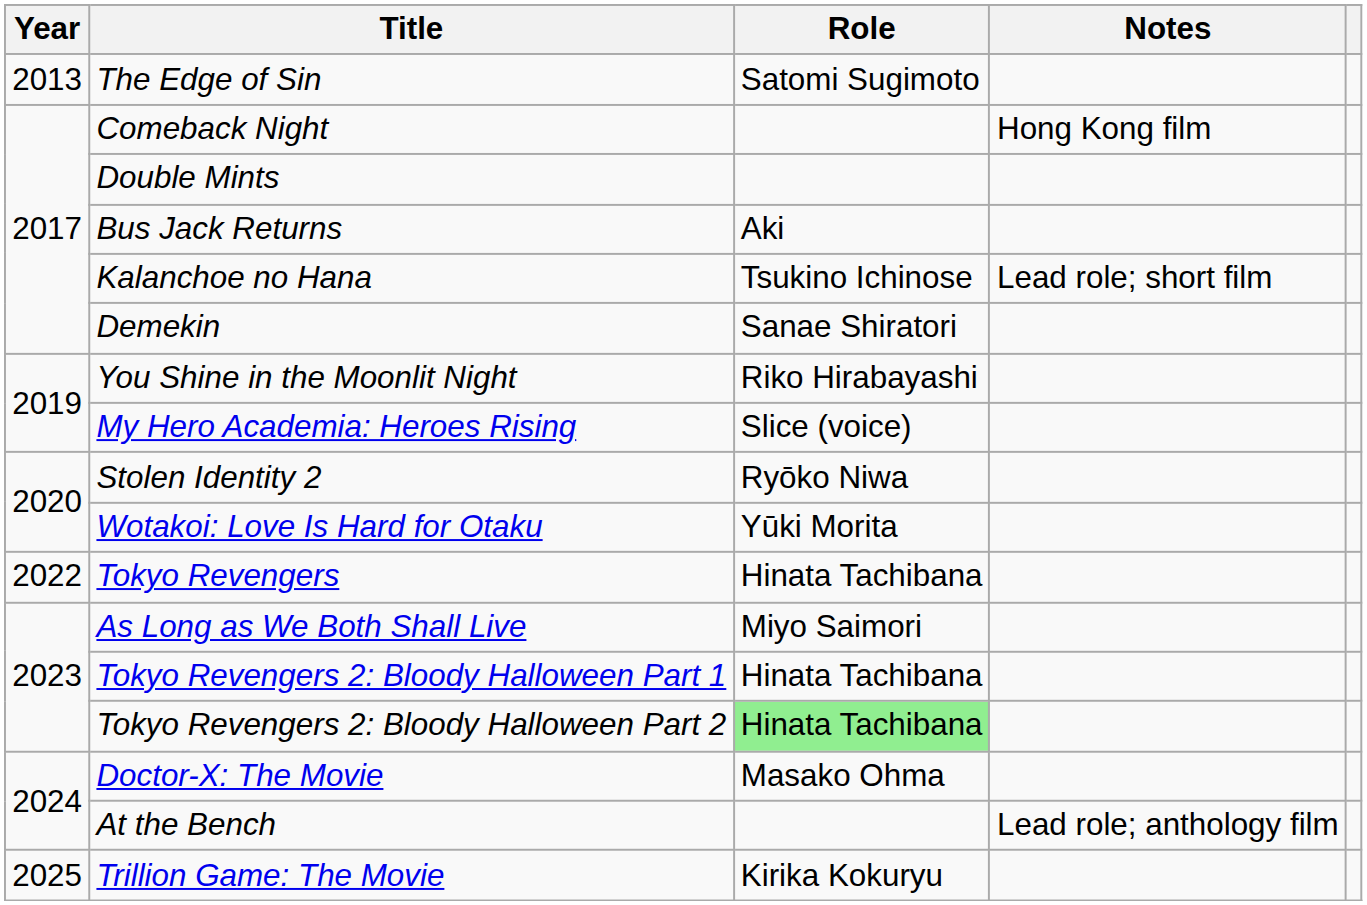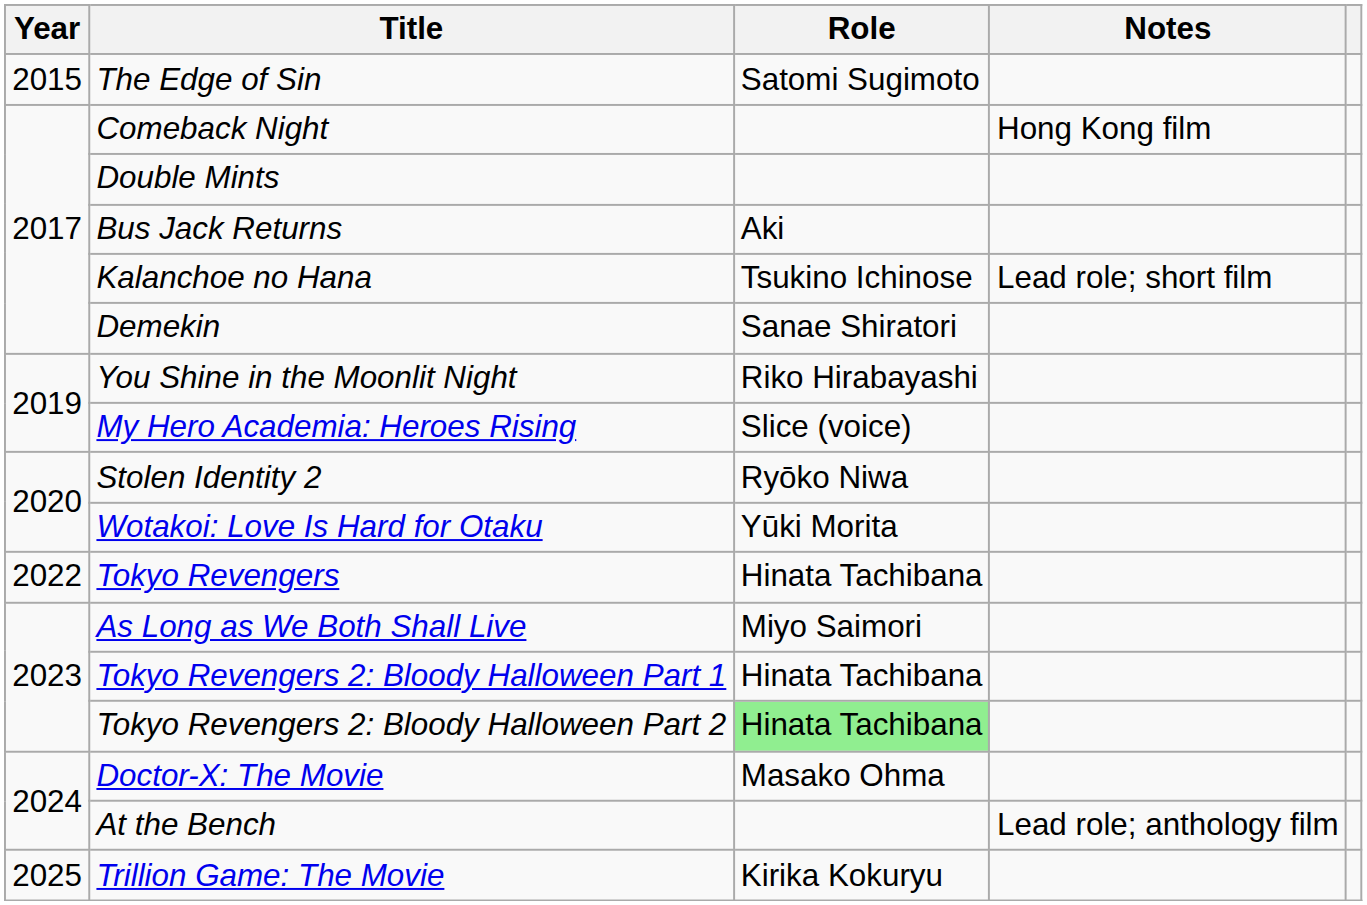(47, 79) 2013 -> (47, 79) 2015
